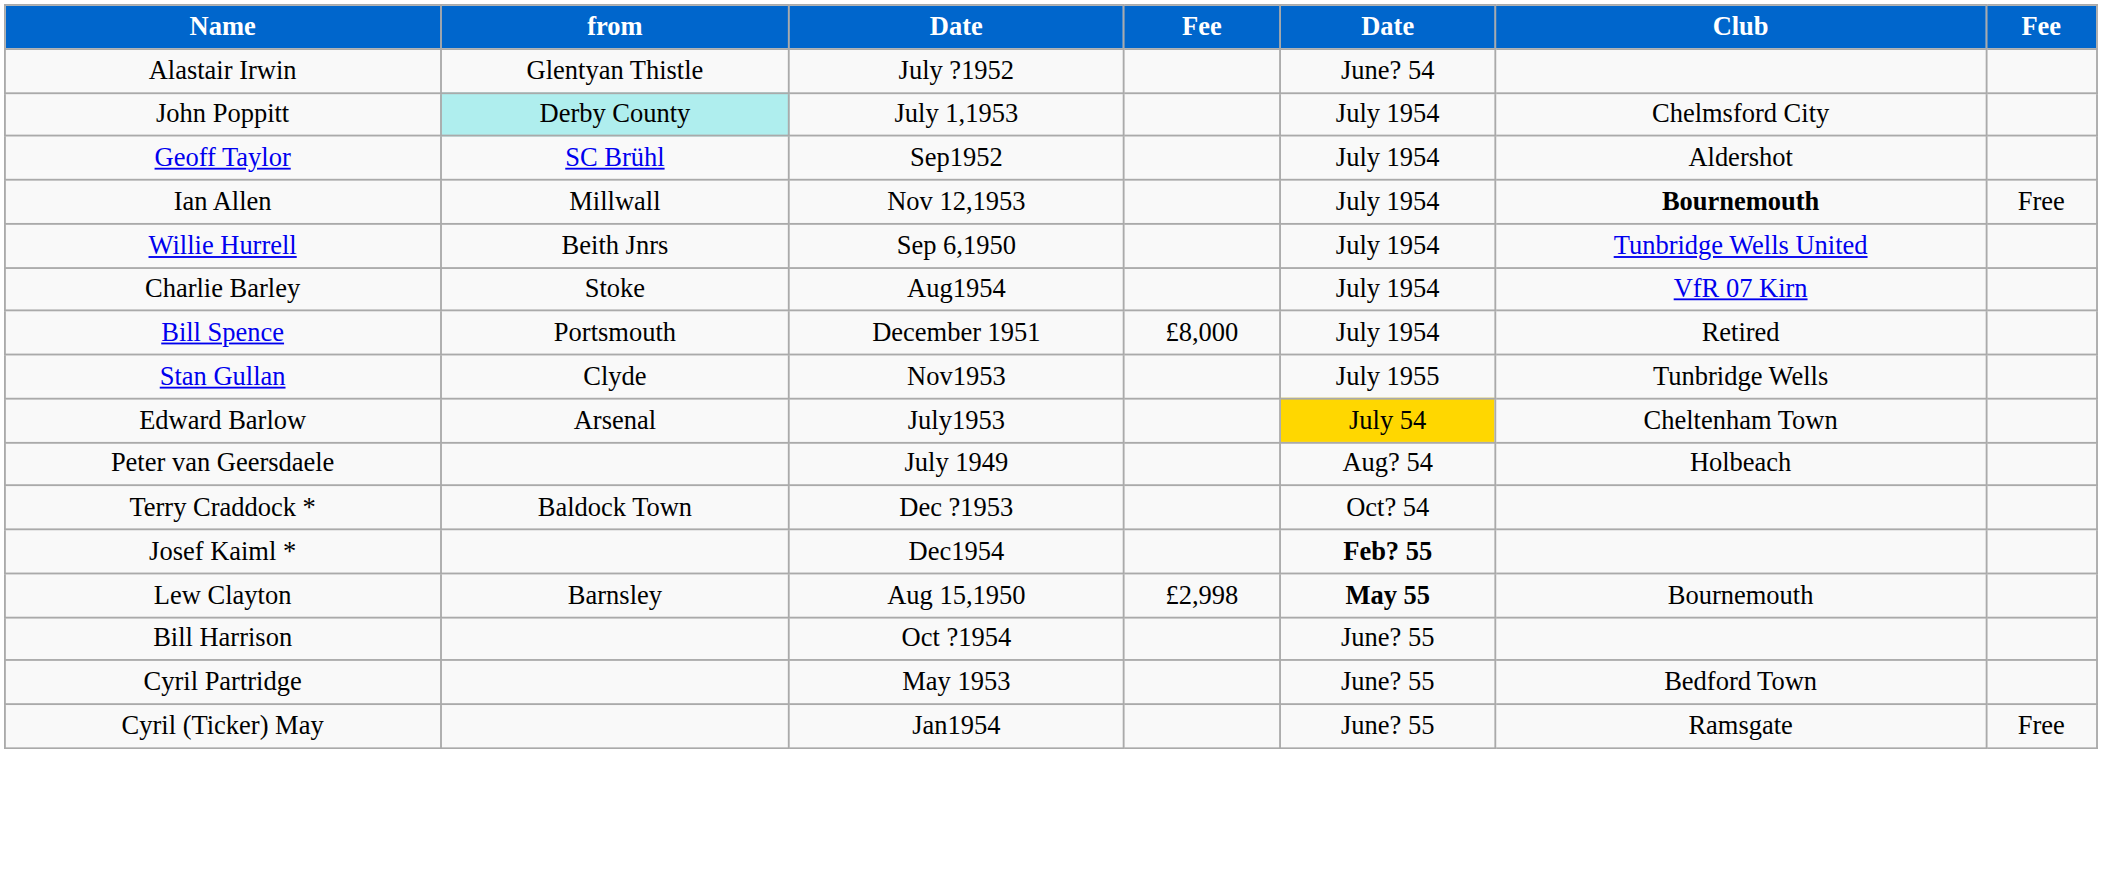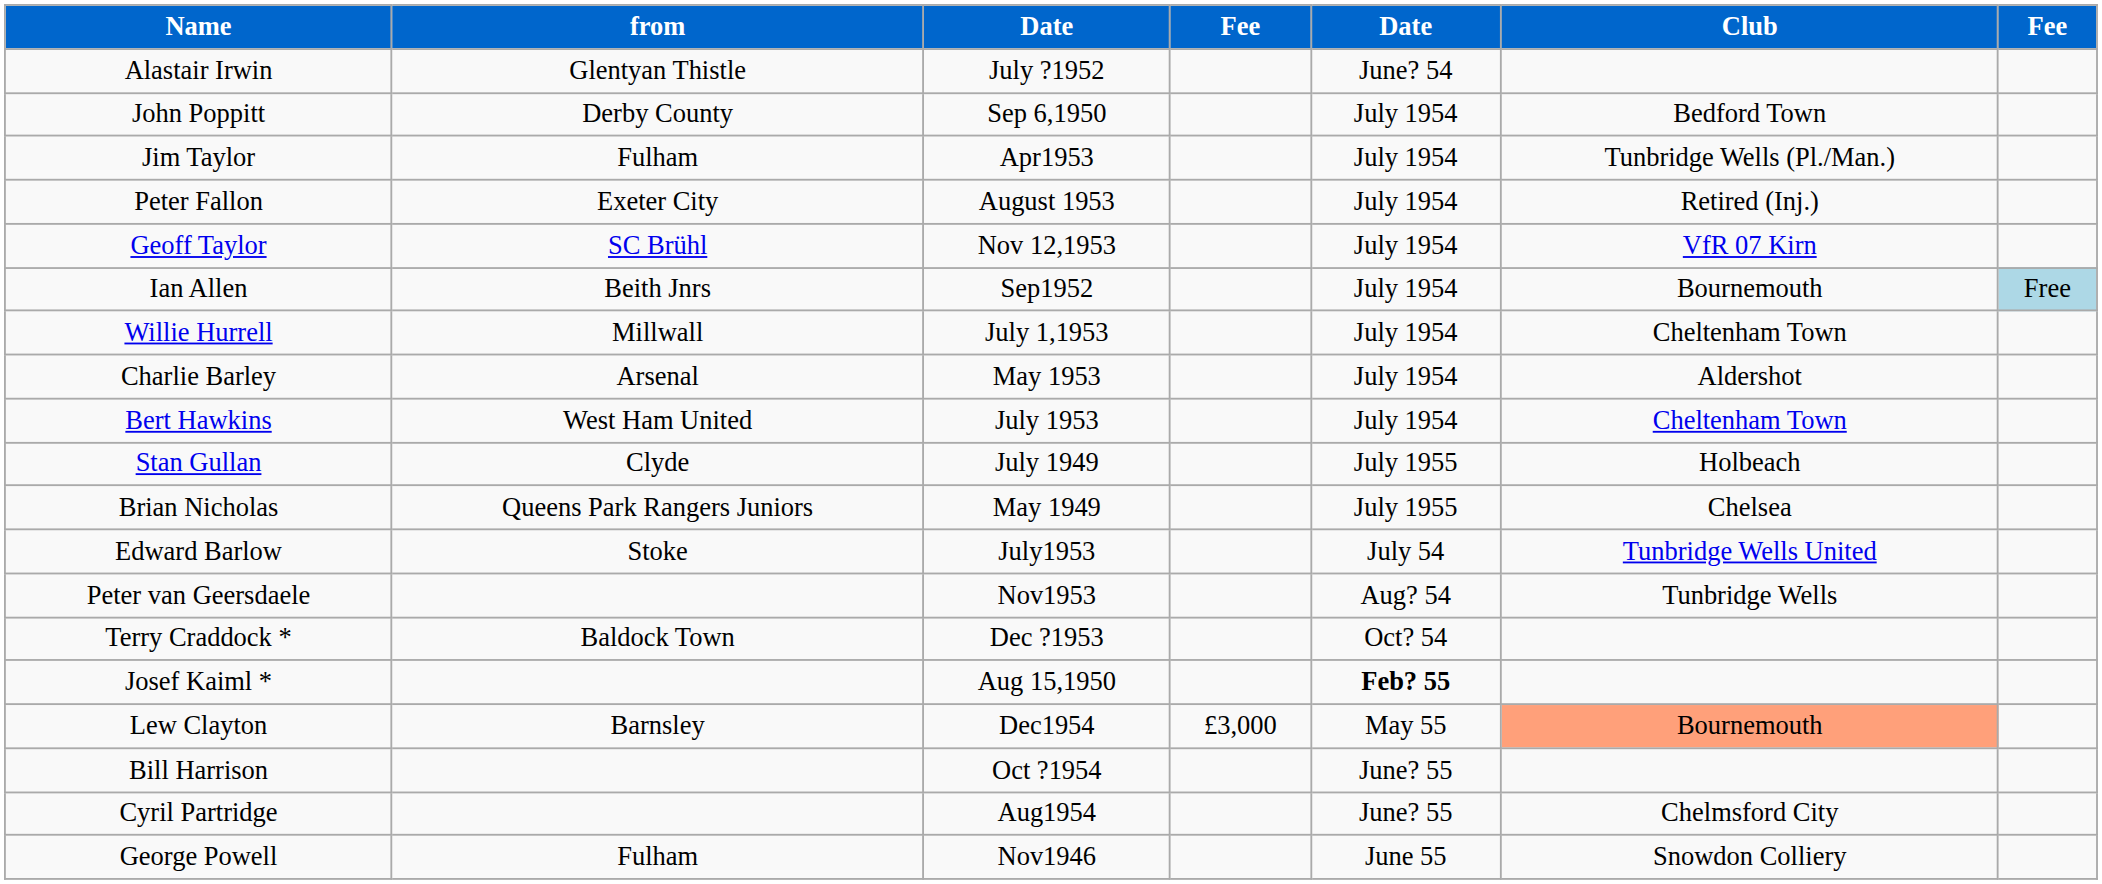(615, 114) paleturquoise background -> (658, 114) no background
(956, 114) July 1,1953 -> (1047, 114) Sep 6,1950
(1741, 114) Chelmsford City -> (1750, 114) Bedford Town
+ row: (199, 157)
+ row: (199, 201)
(956, 157) Sep1952 -> (1047, 245) Nov 12,1953
(1741, 157) Aldershot -> (1750, 245) VfR 07 Kirn
(615, 201) Millwall -> (658, 288) Beith Jnrs
(956, 201) Nov 12,1953 -> (1047, 288) Sep1952
(1741, 201) bold -> (1750, 288) normal
(2041, 201) no background -> (2047, 288) lightblue background
(615, 245) Beith Jnrs -> (658, 332) Millwall
(956, 245) Sep 6,1950 -> (1047, 332) July 1,1953
(1741, 245) Tunbridge Wells United -> (1750, 332) Cheltenham Town
(615, 288) Stoke -> (658, 376) Arsenal
(956, 288) Aug1954 -> (1047, 376) May 1953
(1741, 288) VfR 07 Kirn -> (1750, 376) Aldershot
+ row: (199, 420)
- row: (223, 332)
(956, 376) Nov1953 -> (1047, 463) July 1949
(1741, 376) Tunbridge Wells -> (1750, 463) Holbeach
+ row: (199, 507)
(615, 420) Arsenal -> (658, 551) Stoke
(1388, 420) gold background -> (1406, 551) no background
(1741, 420) Cheltenham Town -> (1750, 551) Tunbridge Wells United
(956, 463) July 1949 -> (1047, 594) Nov1953
(1741, 463) Holbeach -> (1750, 594) Tunbridge Wells
(956, 551) Dec1954 -> (1047, 682) Aug 15,1950
(956, 594) Aug 15,1950 -> (1047, 725) Dec1954
(1202, 594) £2,998 -> (1240, 725) £3,000
(1388, 594) bold -> (1406, 725) normal
(1741, 594) no background -> (1750, 725) lightsalmon background
(956, 682) May 1953 -> (1047, 813) Aug1954
(1741, 682) Bedford Town -> (1750, 813) Chelmsford City
+ row: (199, 857)
- row: (223, 725)
